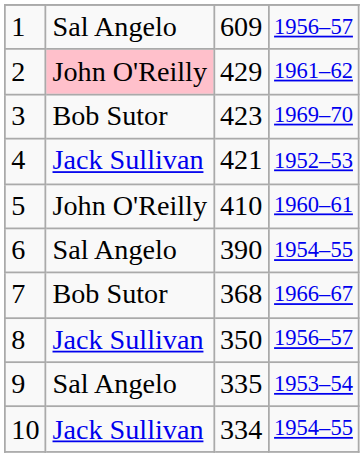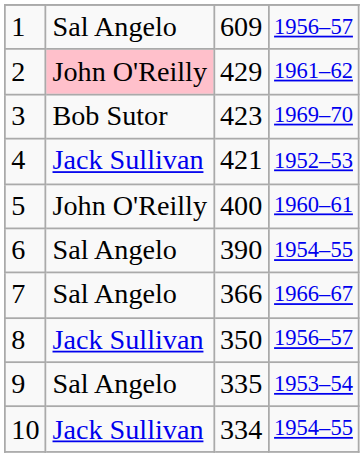(241, 205) 410 -> (241, 205) 400
(110, 294) Bob Sutor -> (115, 294) Sal Angelo
(241, 294) 368 -> (241, 294) 366
